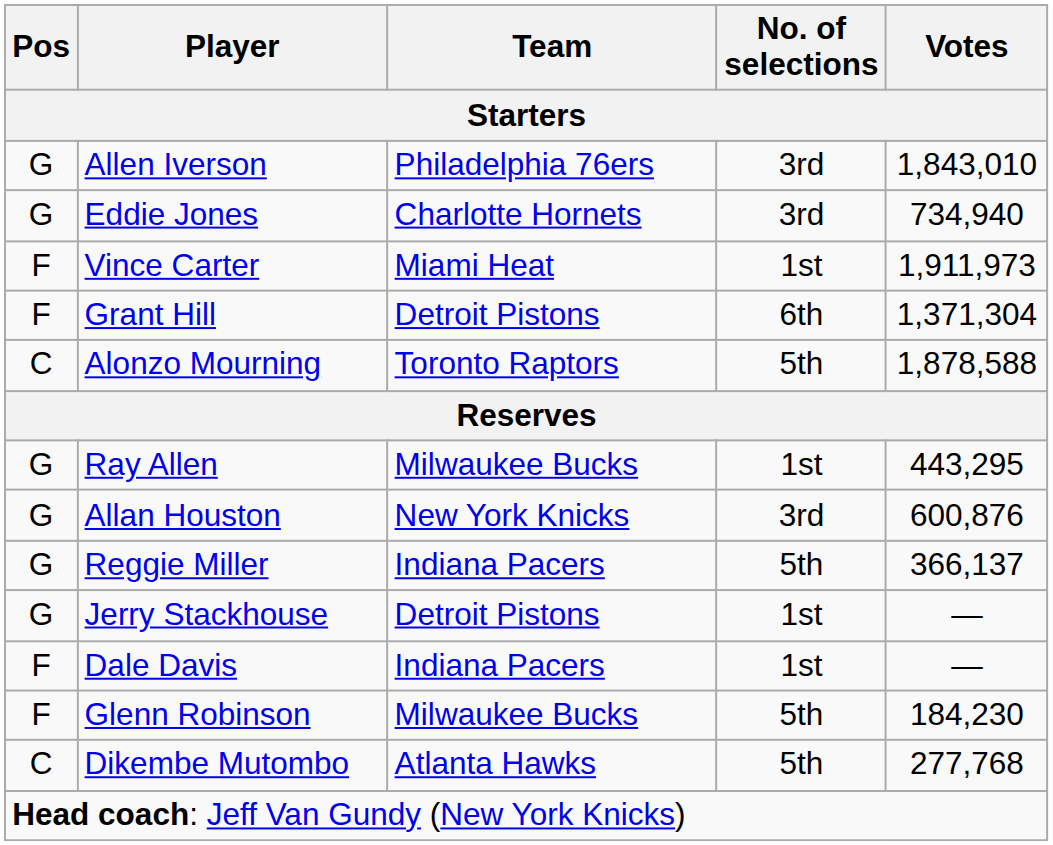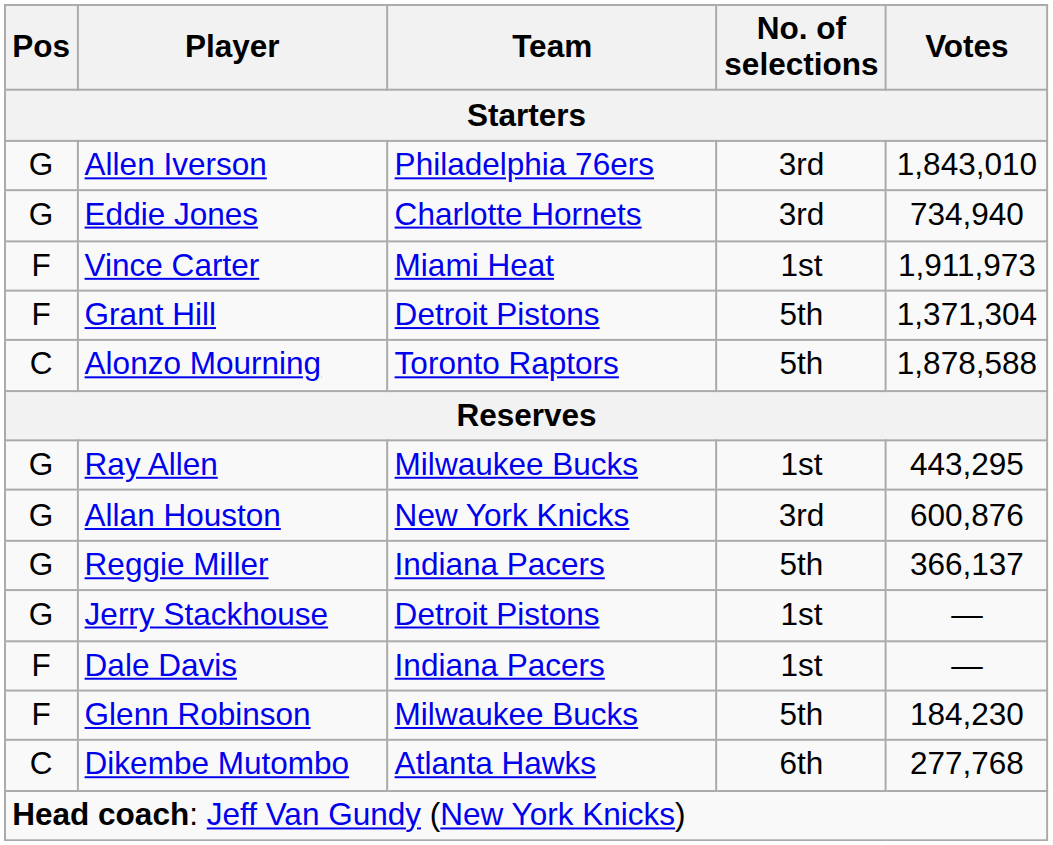(801, 314) 6th -> (801, 314) 5th
(801, 764) 5th -> (801, 764) 6th
